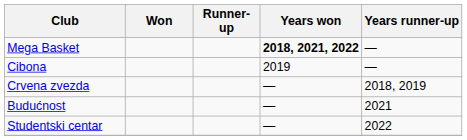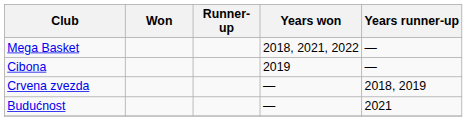(311, 47) bold -> (311, 47) normal
- row: (55, 125)
